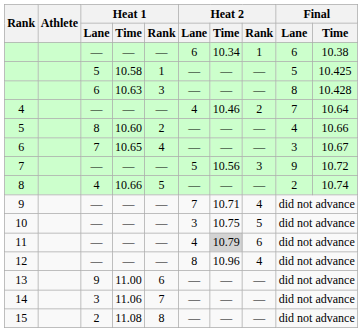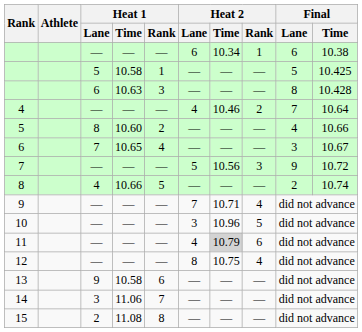(226, 223) 10.75 -> (226, 223) 10.96
(226, 261) 10.96 -> (226, 261) 10.75
(129, 280) 11.00 -> (129, 280) 10.58
